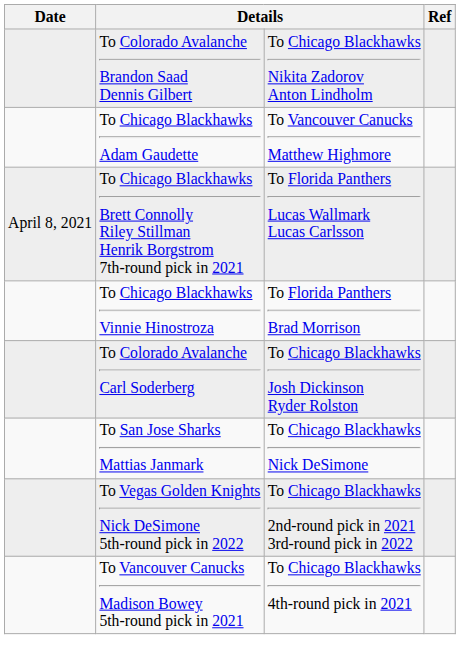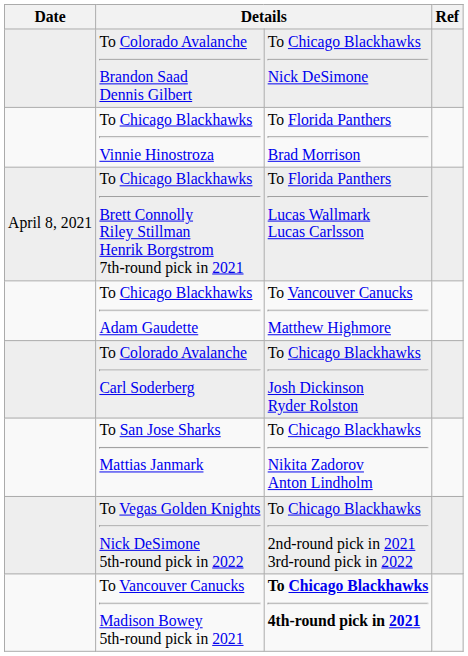(344, 68) To Chicago Blackhawks Nikita Zadorov Anton Lindholm -> (348, 59) To Chicago Blackhawks Nick DeSimone
rows swapped: (180, 310) <-> (180, 137)
(344, 448) To Chicago Blackhawks Nick DeSimone -> (348, 457) To Chicago Blackhawks Nikita Zadorov Anton Lindholm
(344, 586) normal -> (348, 603) bold
